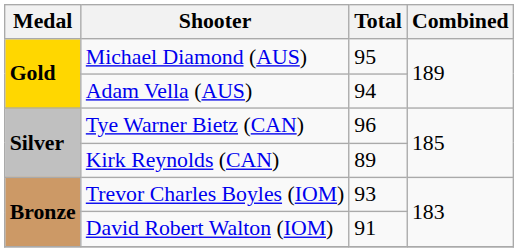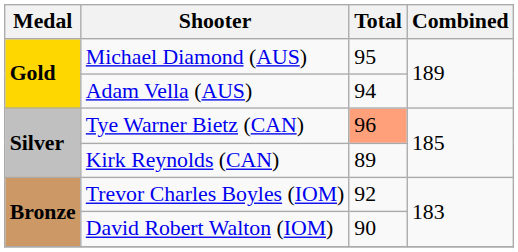(365, 125) no background -> (365, 125) lightsalmon background
(365, 194) 93 -> (365, 194) 92
(365, 228) 91 -> (365, 228) 90
